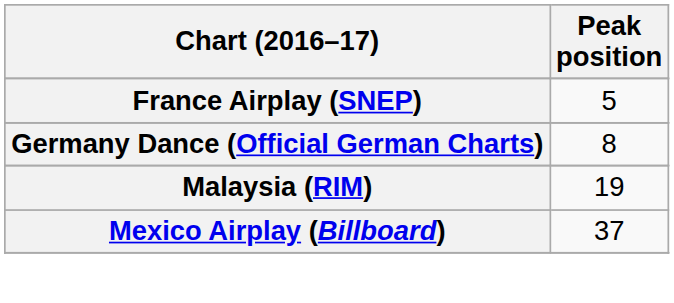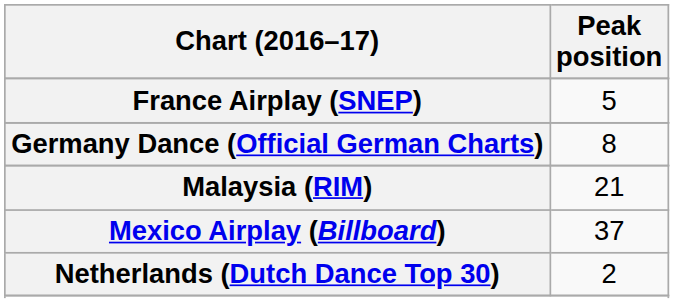(609, 187) 19 -> (609, 187) 21
+ row: (277, 273)
